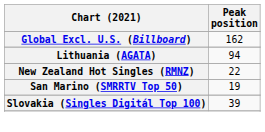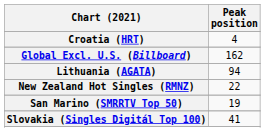+ row: (106, 39)
(234, 103) 39 -> (234, 119) 41
